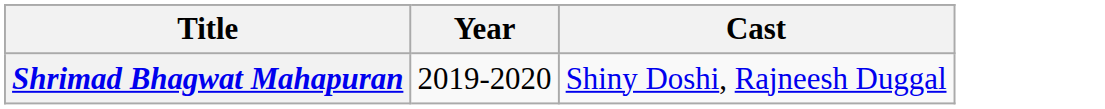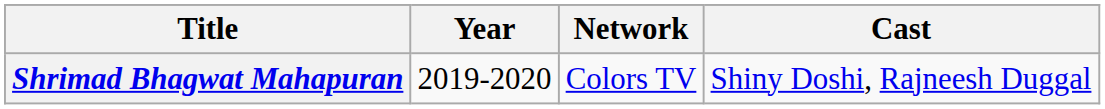+ column: (631, 28)
